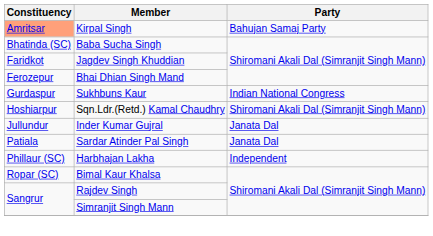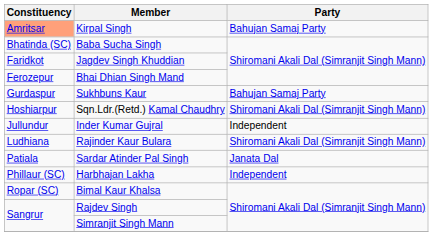(287, 93) Indian National Congress -> (278, 93) Bahujan Samaj Party
(254, 126) Janata Dal -> (258, 126) Independent
+ row: (124, 142)
